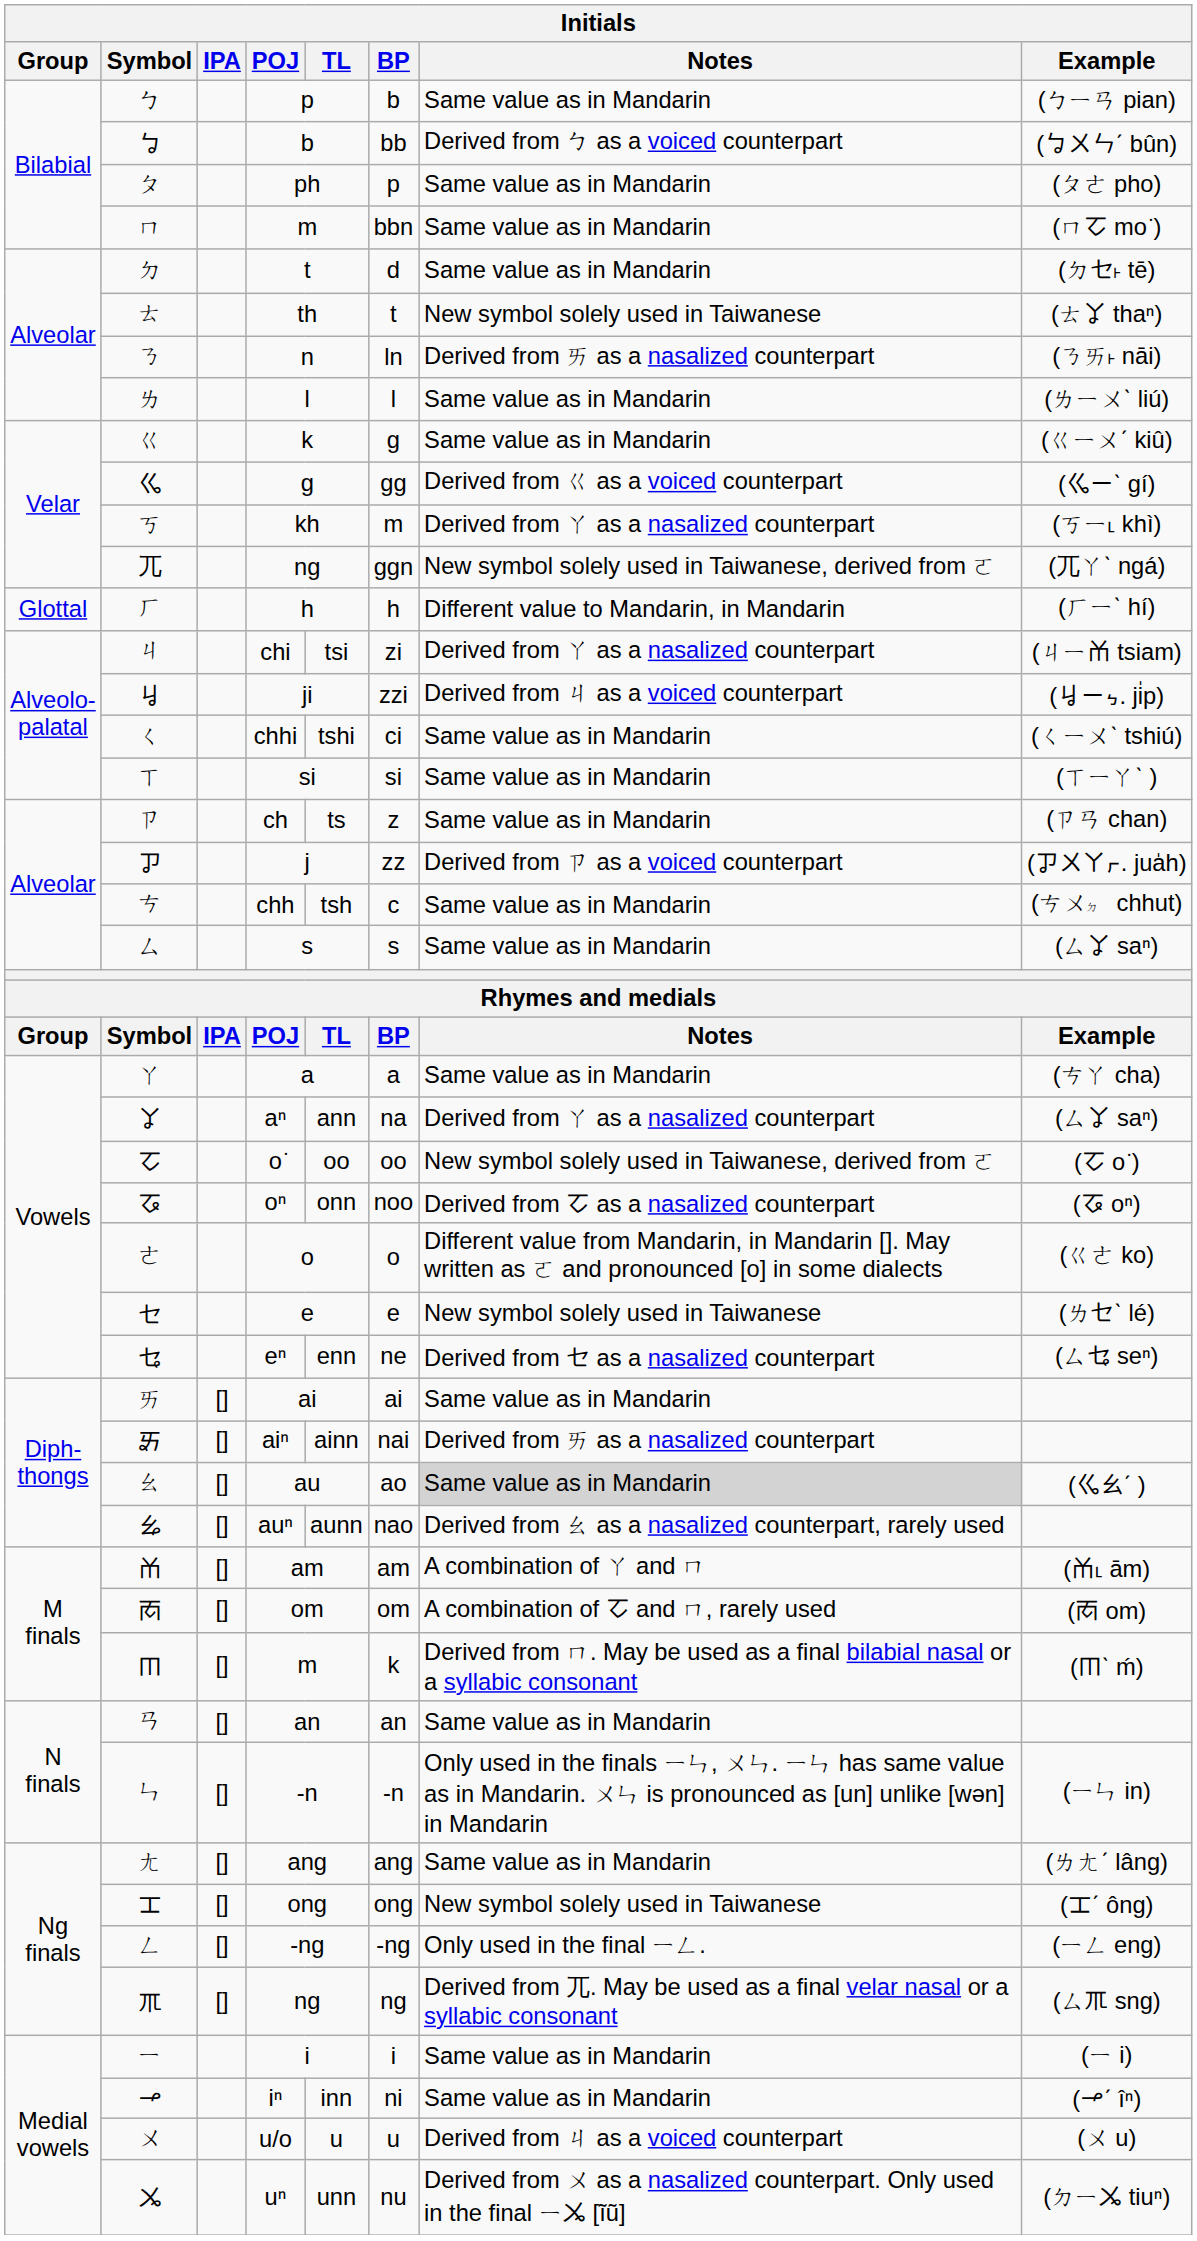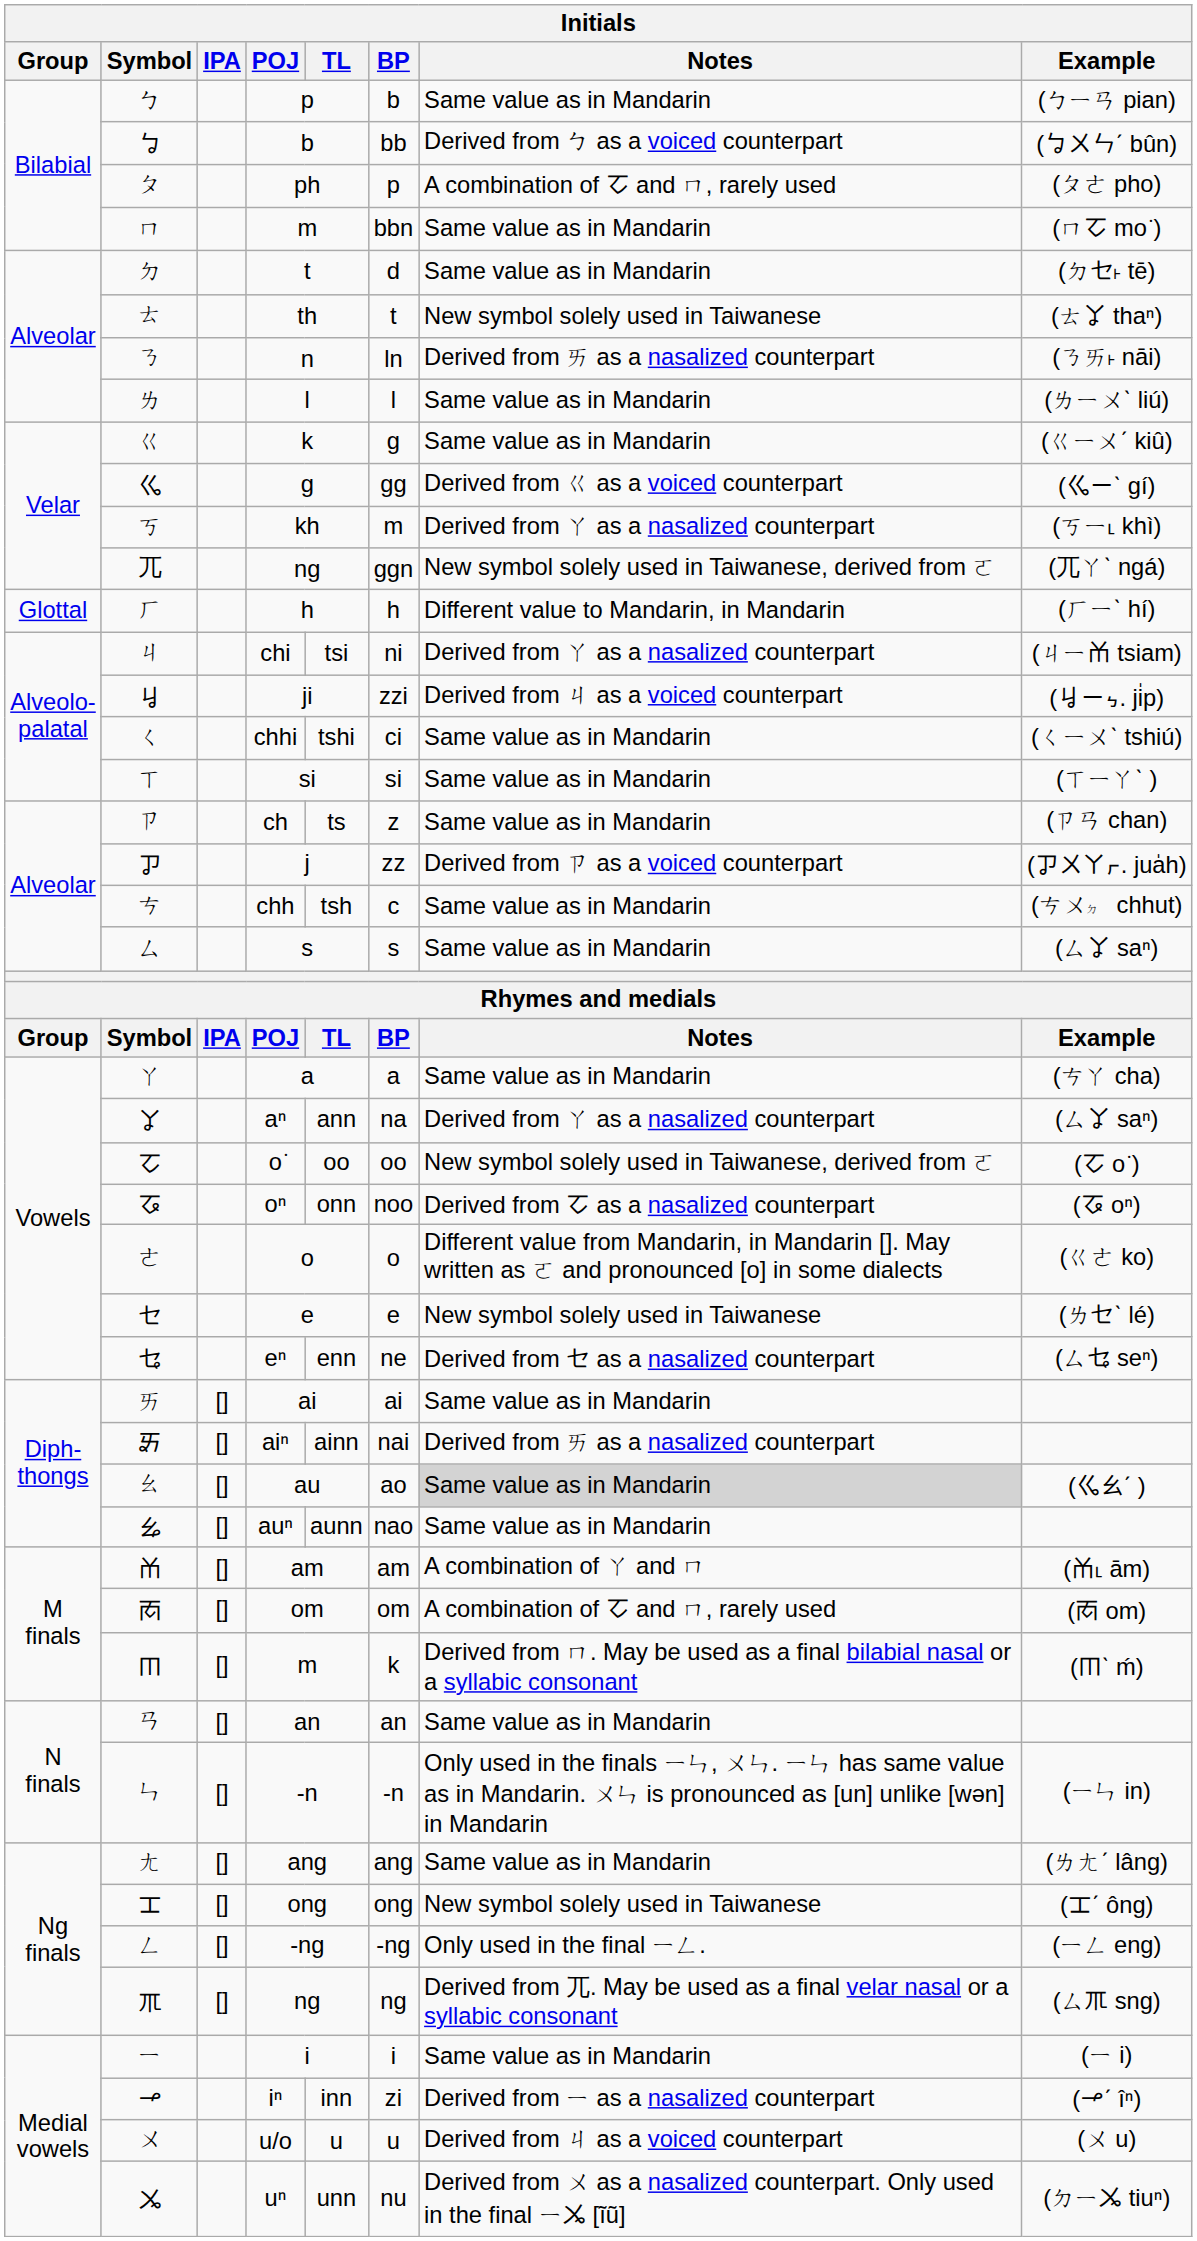(568, 184) Same value as in Mandarin -> (630, 185) A combination of ㆦ and ㄇ, rarely used
(393, 651) zi -> (393, 653) ni
(714, 1524) Derived from ㄠ as a nasalized counterpart, rarely used -> (568, 1526) Same value as in Mandarin
(393, 2097) ni -> (393, 2098) zi
(568, 2097) Same value as in Mandarin -> (649, 2097) Derived from ㄧ as a nasalized counterpart
